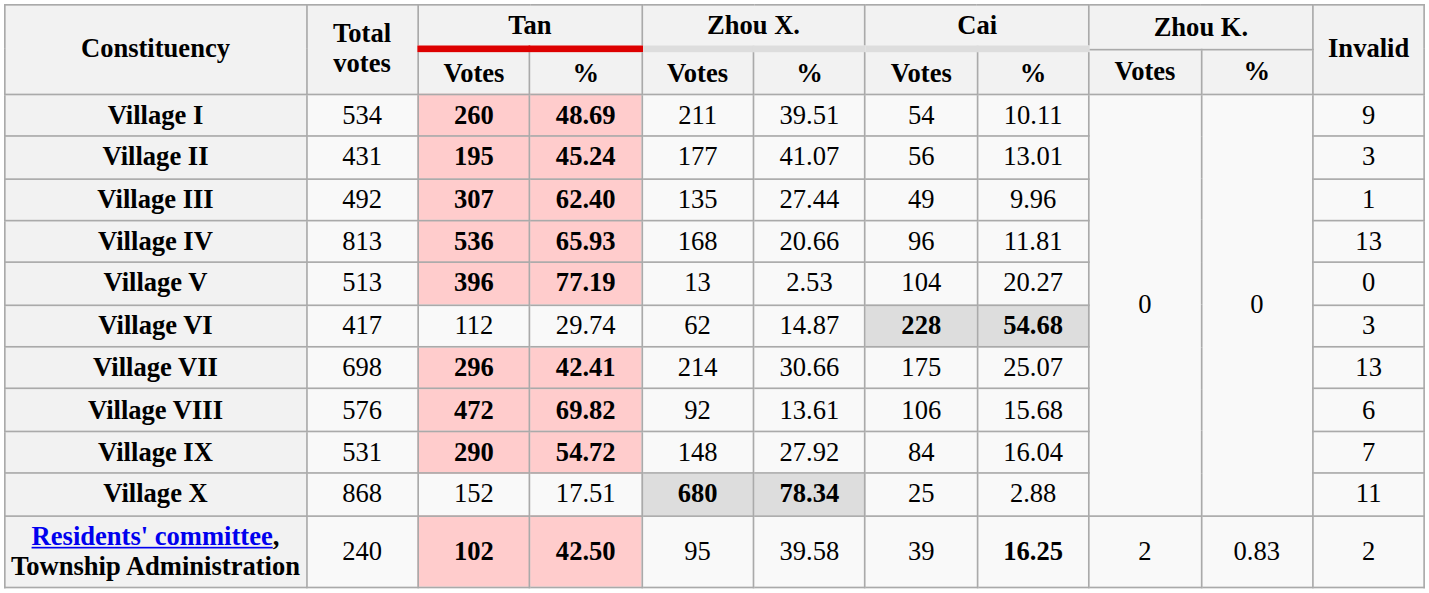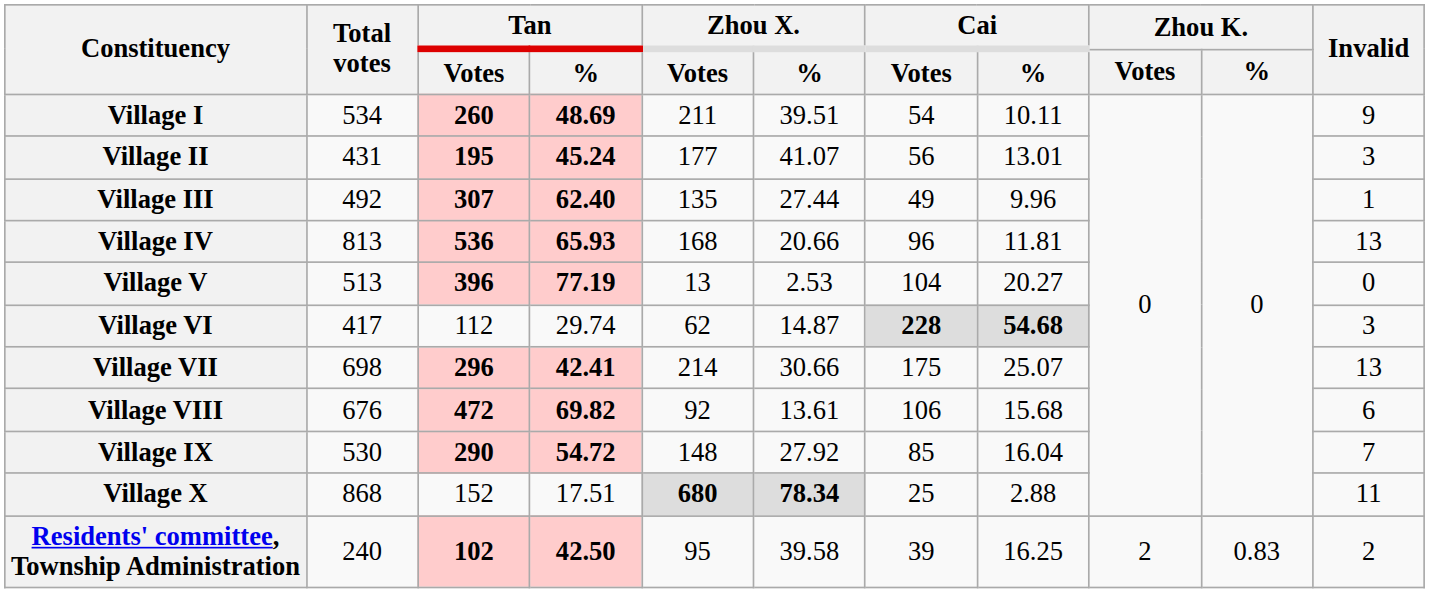(362, 409) 576 -> (362, 409) 676
(362, 451) 531 -> (362, 451) 530
(921, 451) 84 -> (921, 451) 85
(1033, 550) bold -> (1033, 550) normal
